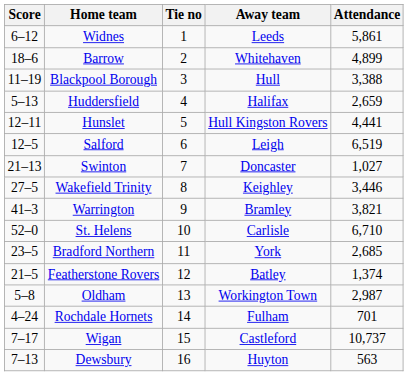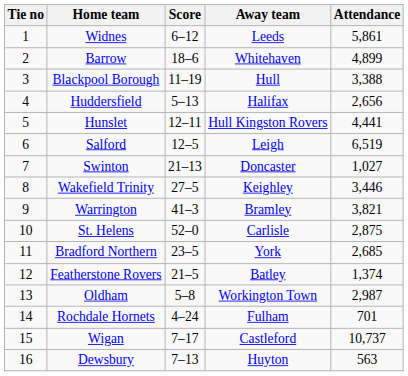columns swapped: (184, 15) <-> (25, 15)
(367, 101) 2,659 -> (367, 101) 2,656
(367, 230) 6,710 -> (367, 230) 2,875
